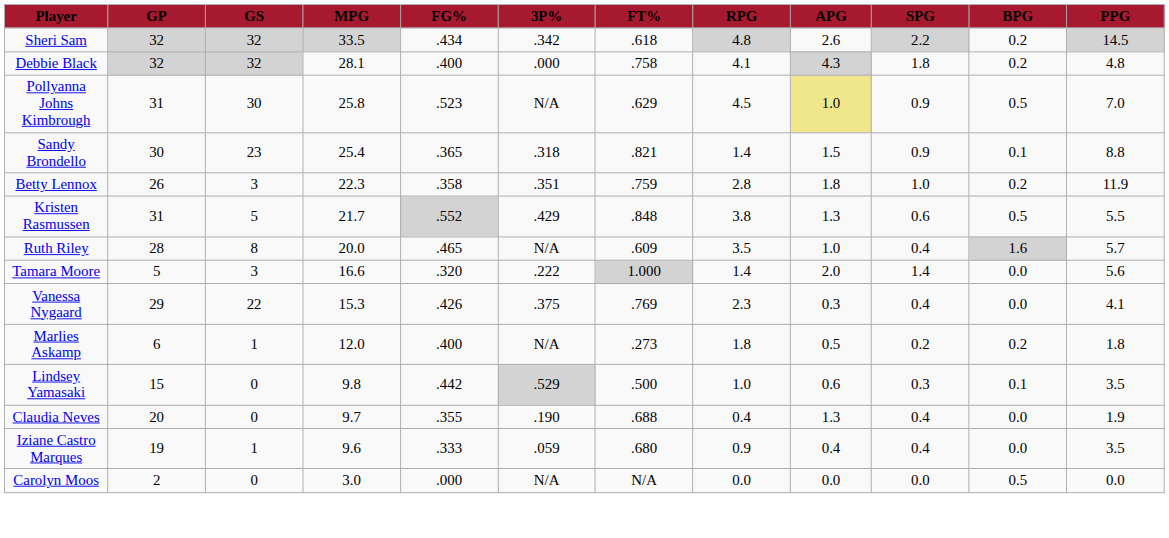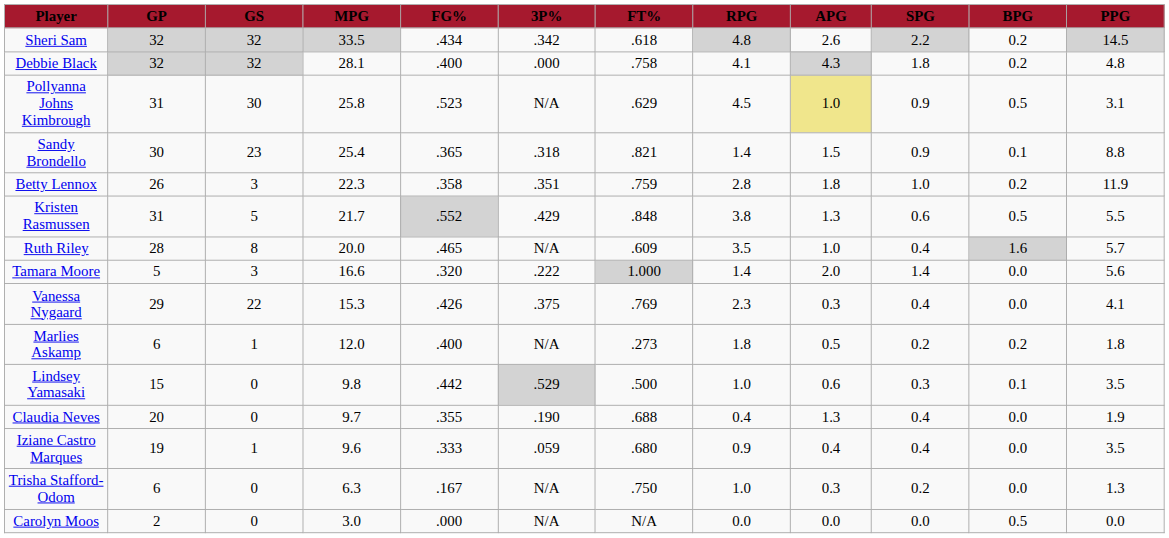(1115, 103) 7.0 -> (1115, 103) 3.1
+ row: (56, 488)
